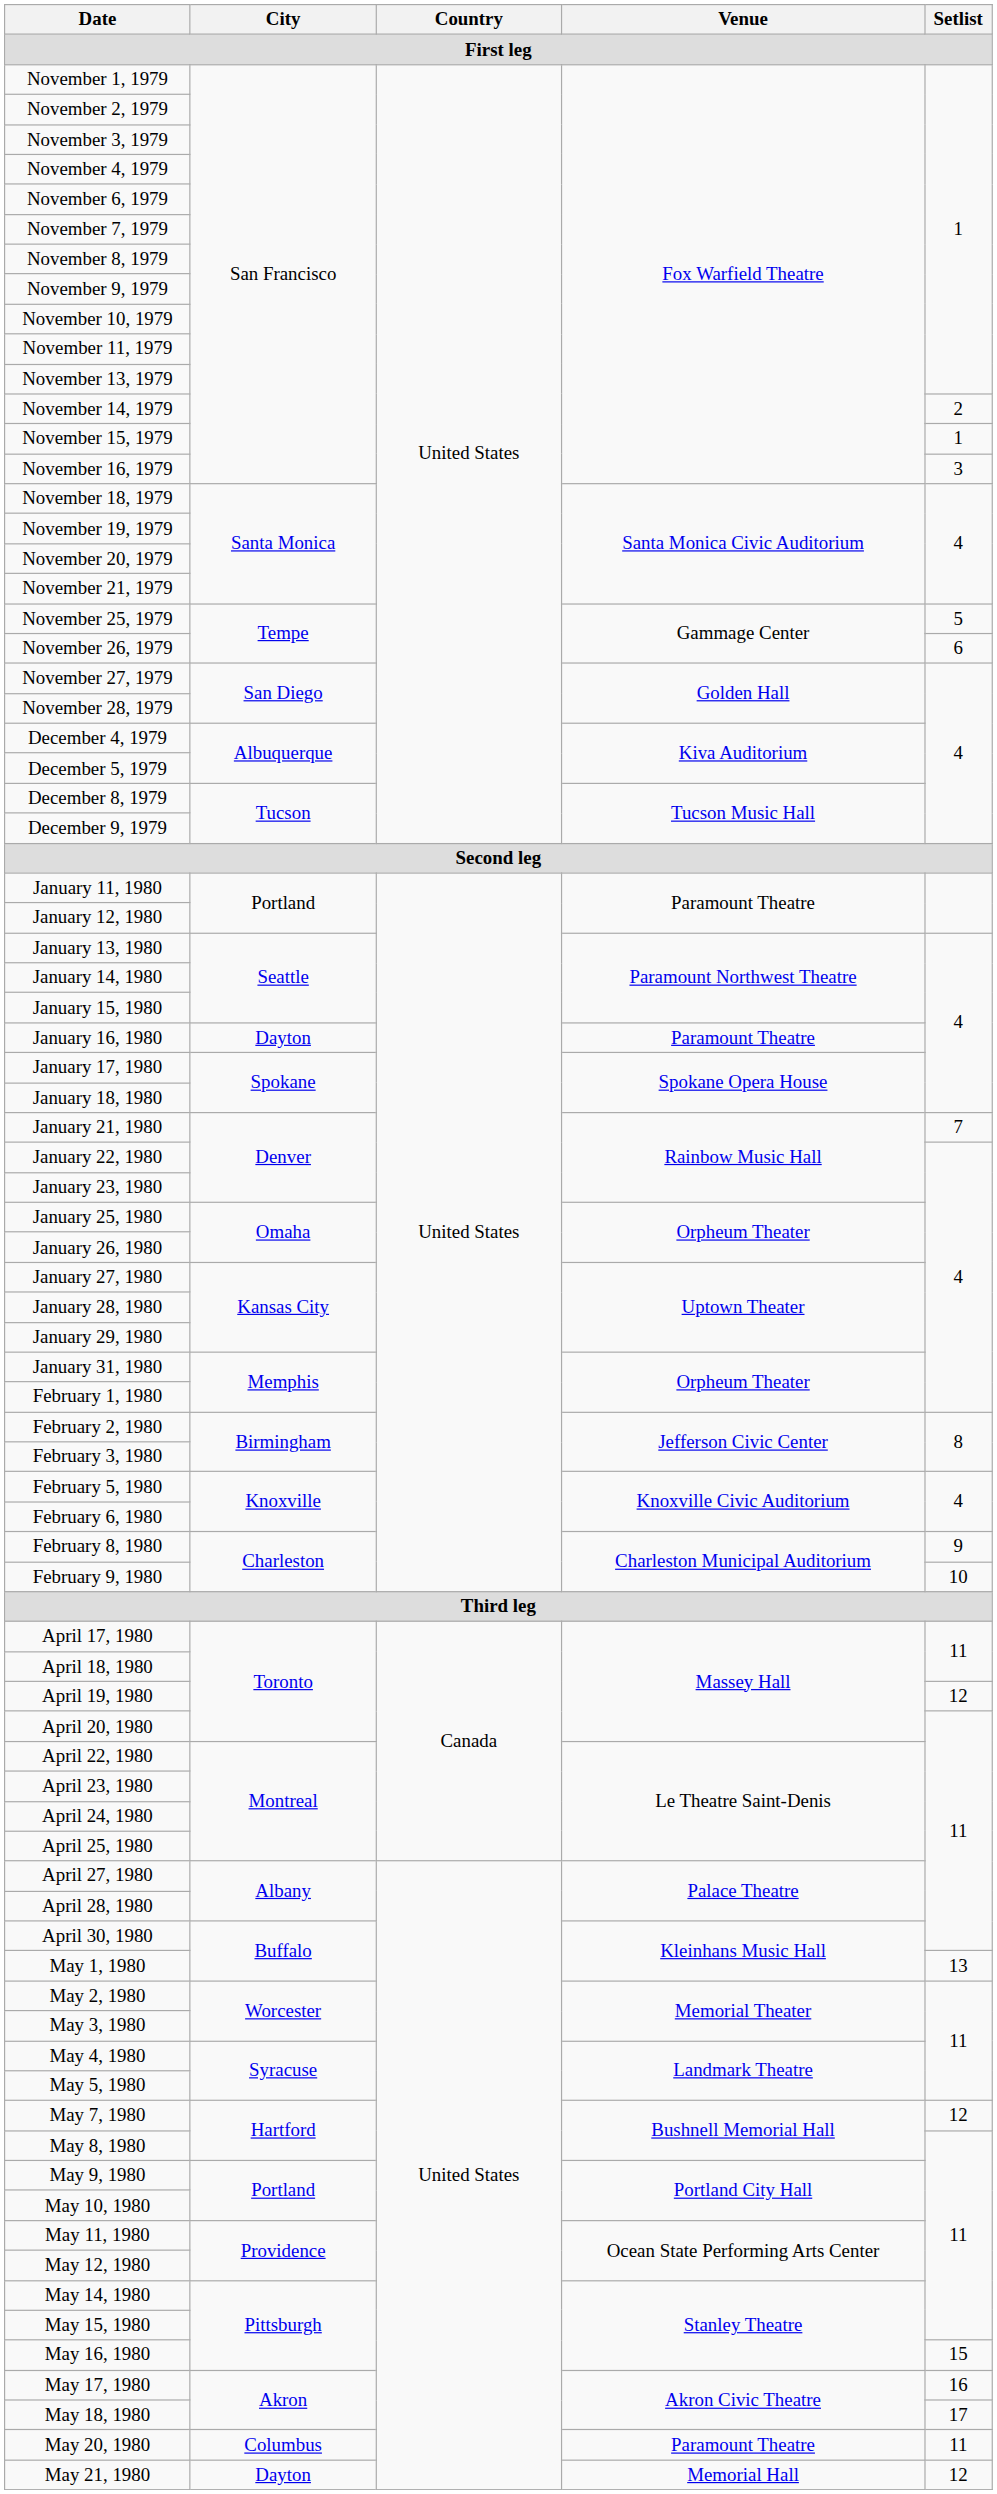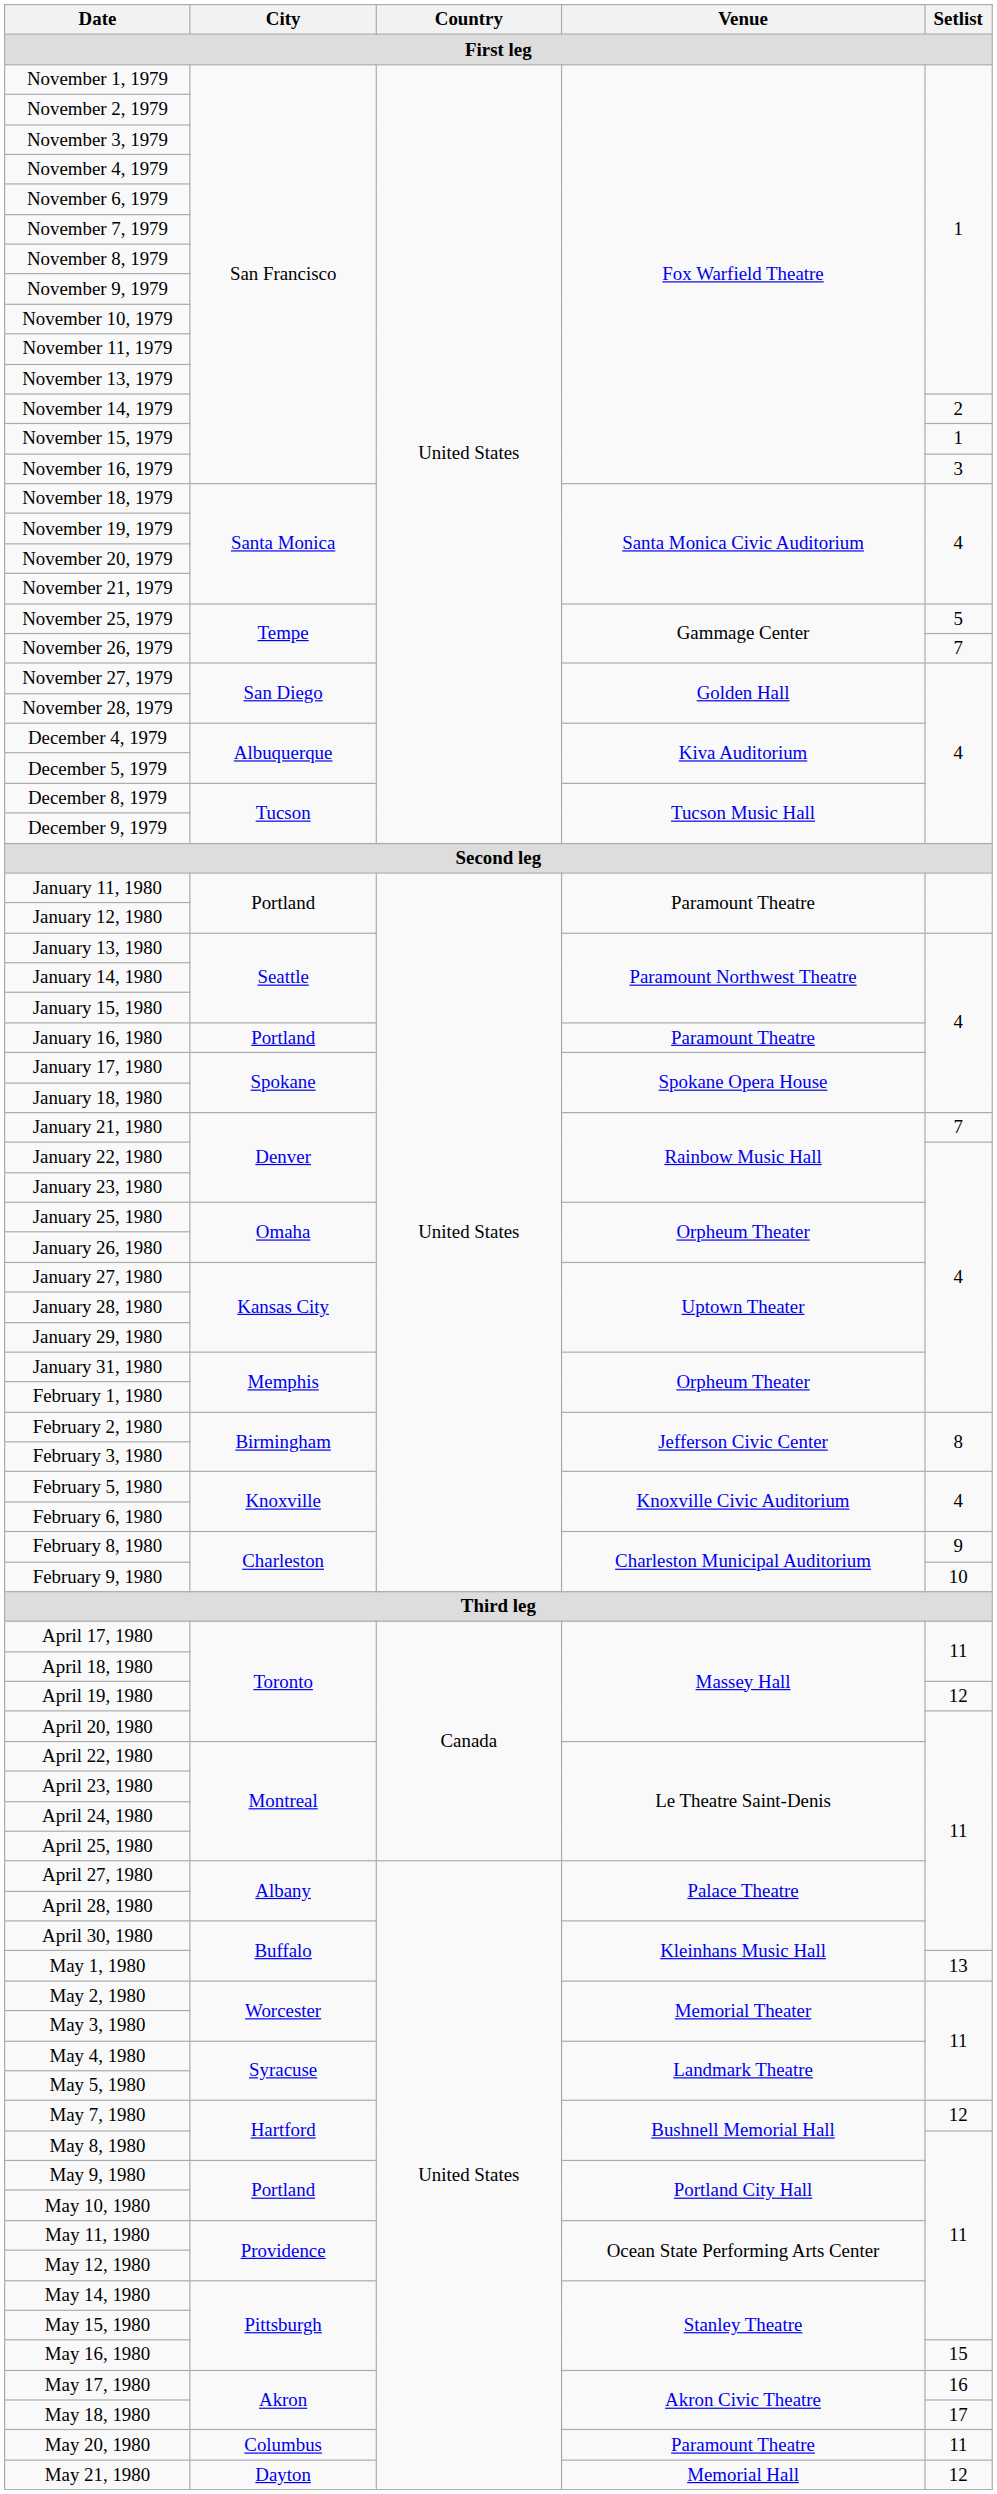(958, 648) 6 -> (958, 648) 7
(283, 1037) Dayton -> (283, 1037) Portland
